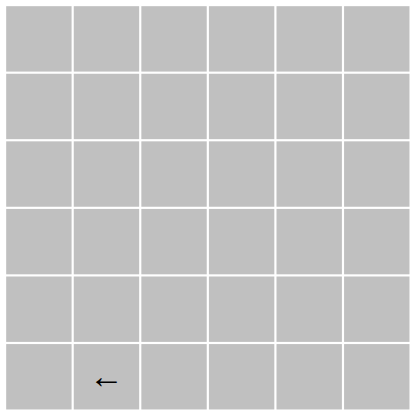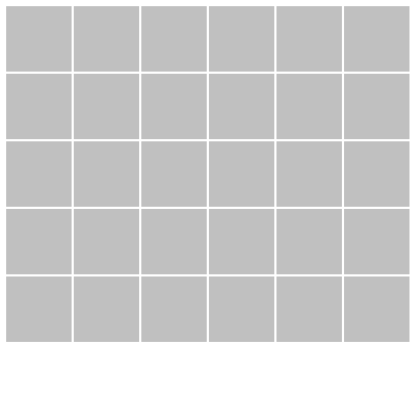- row: (39, 377)
